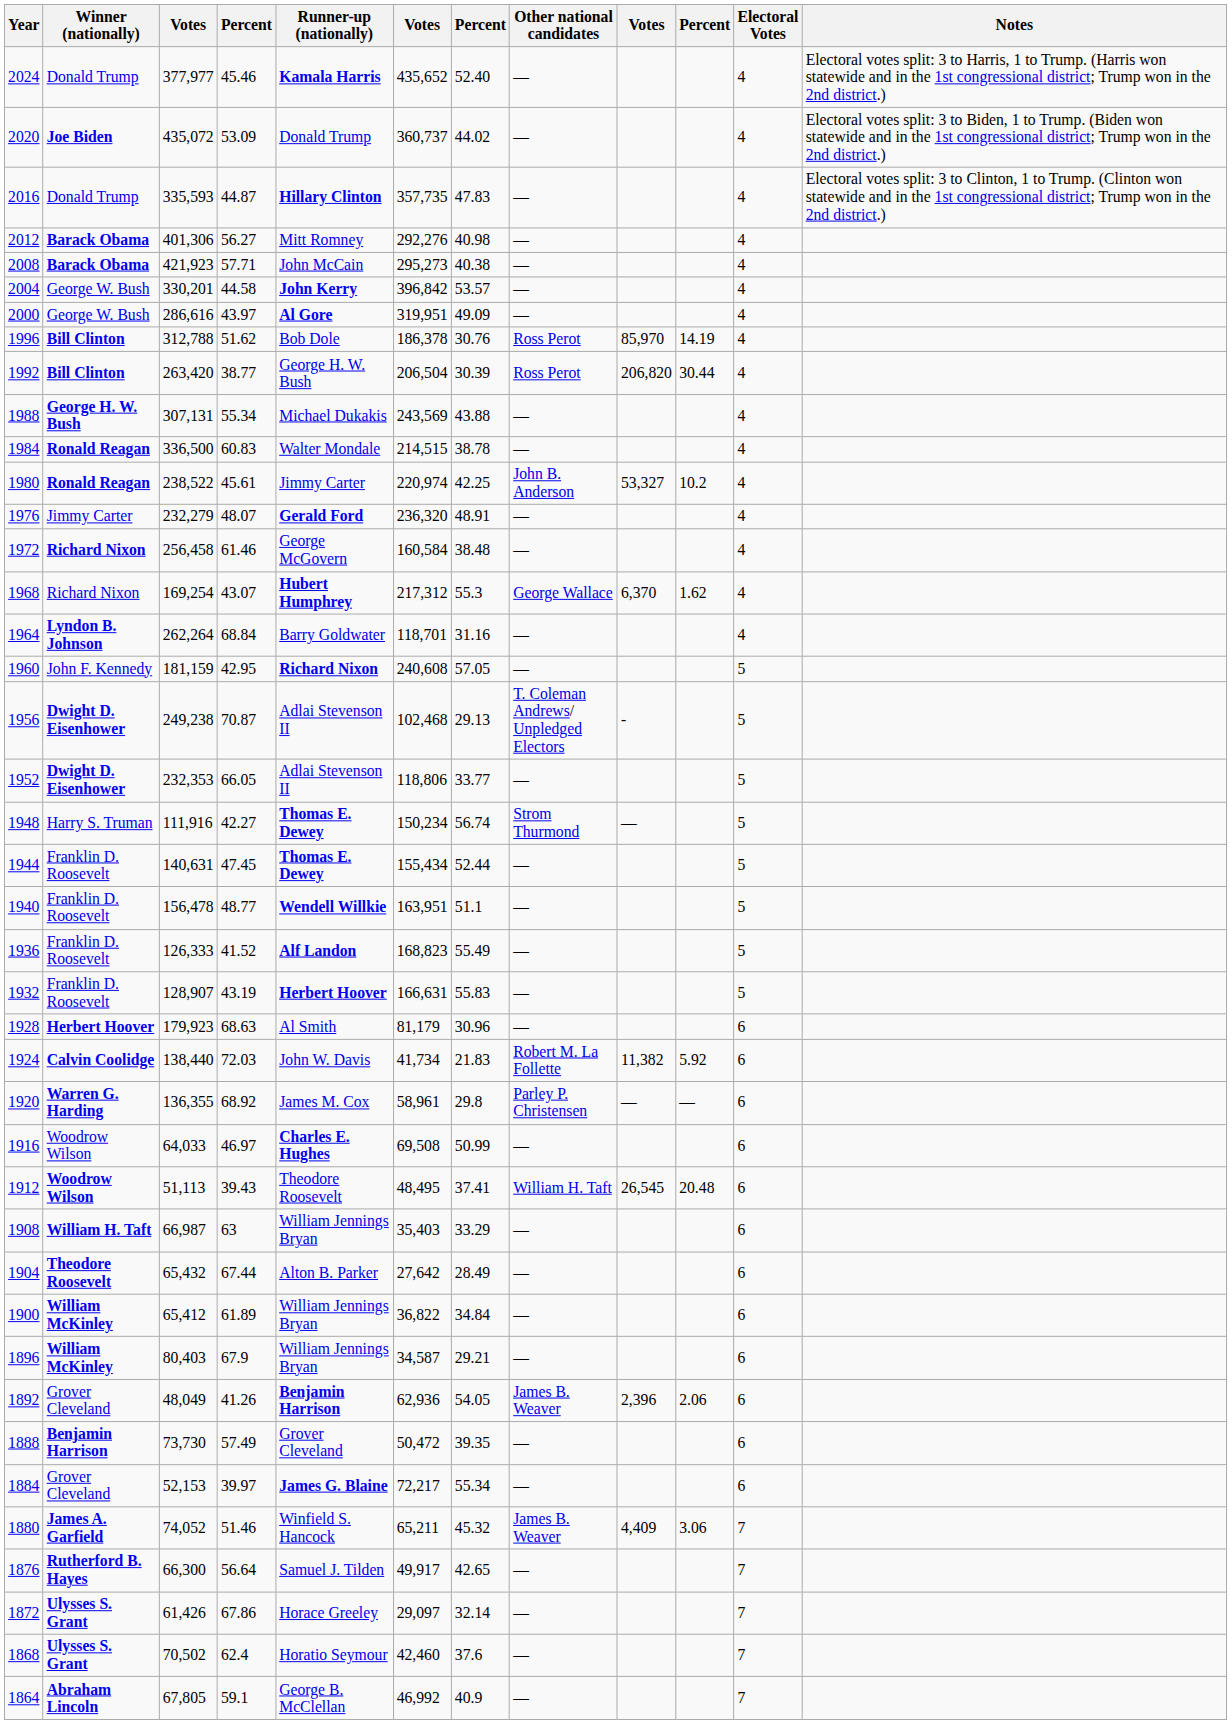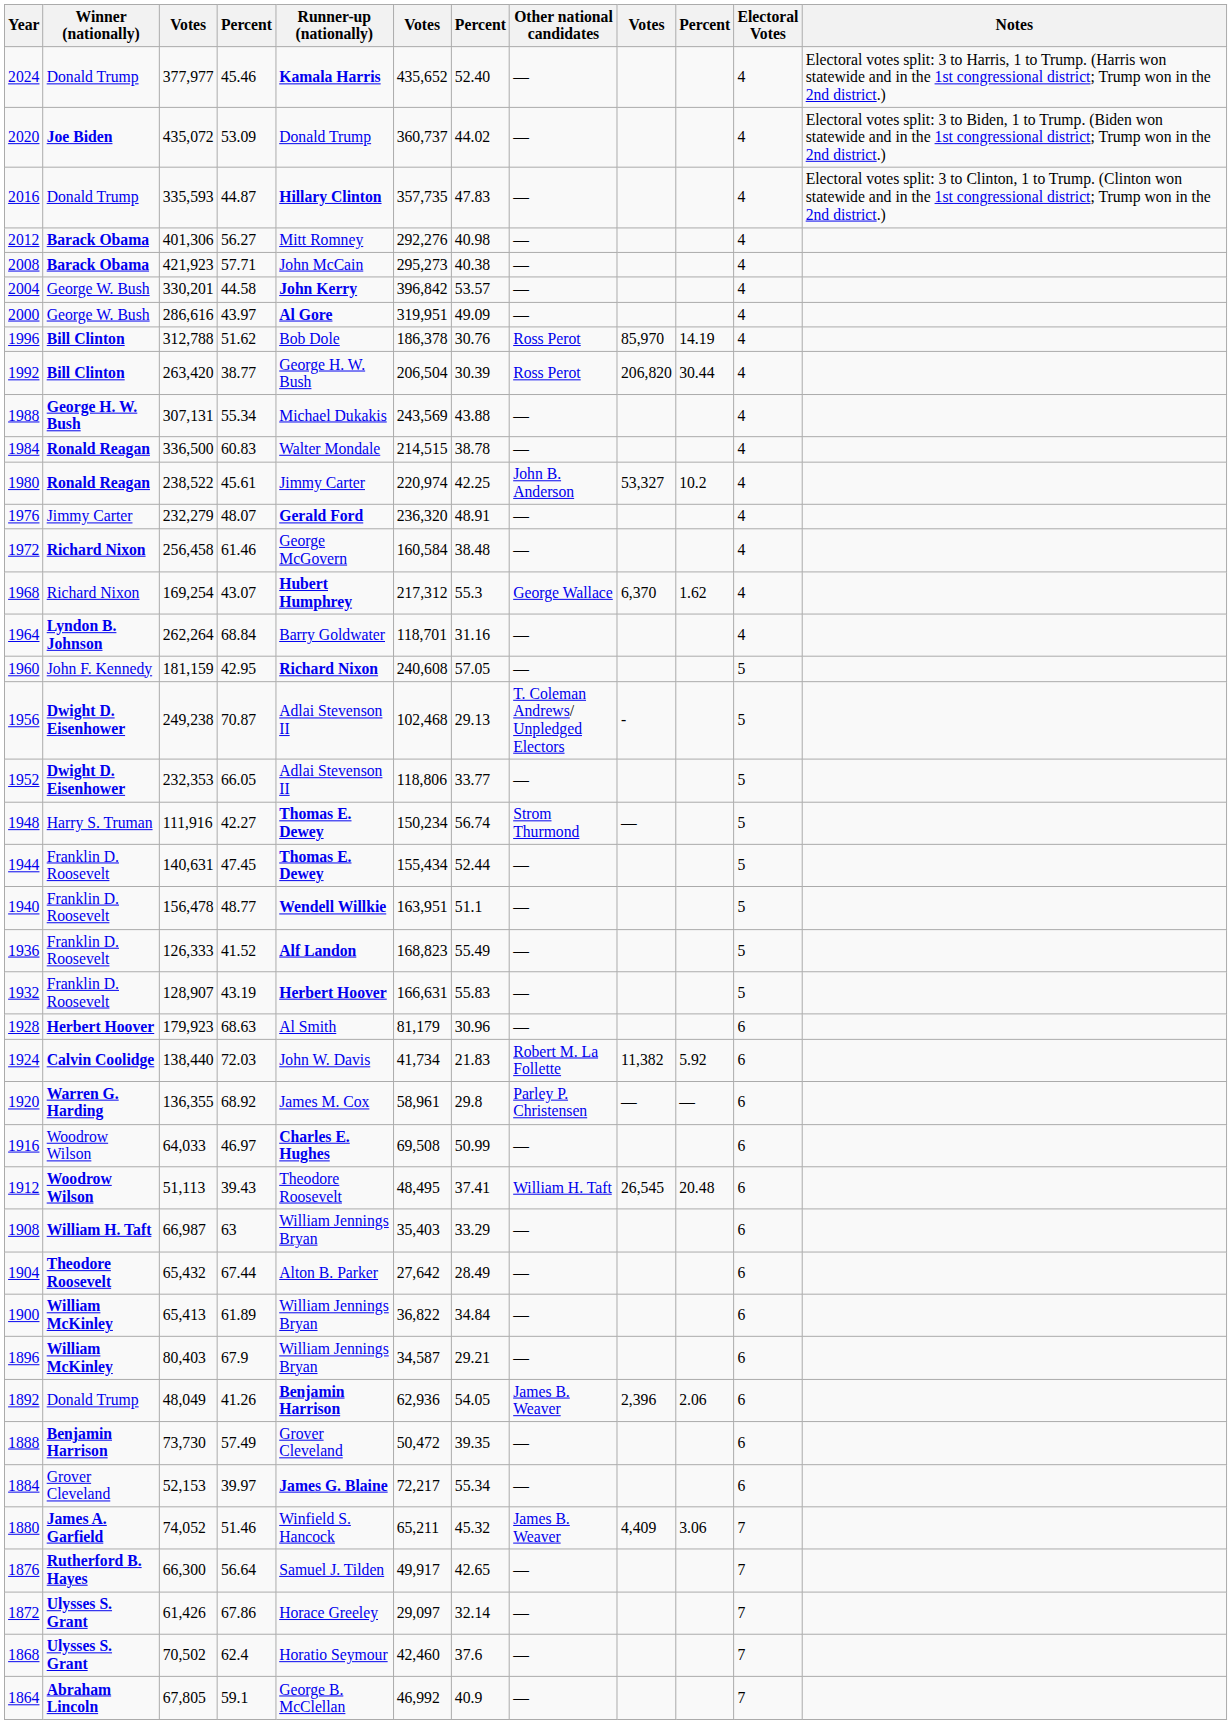(184, 1315) 65,412 -> (184, 1315) 65,413
(78, 1400) Grover Cleveland -> (93, 1400) Donald Trump
